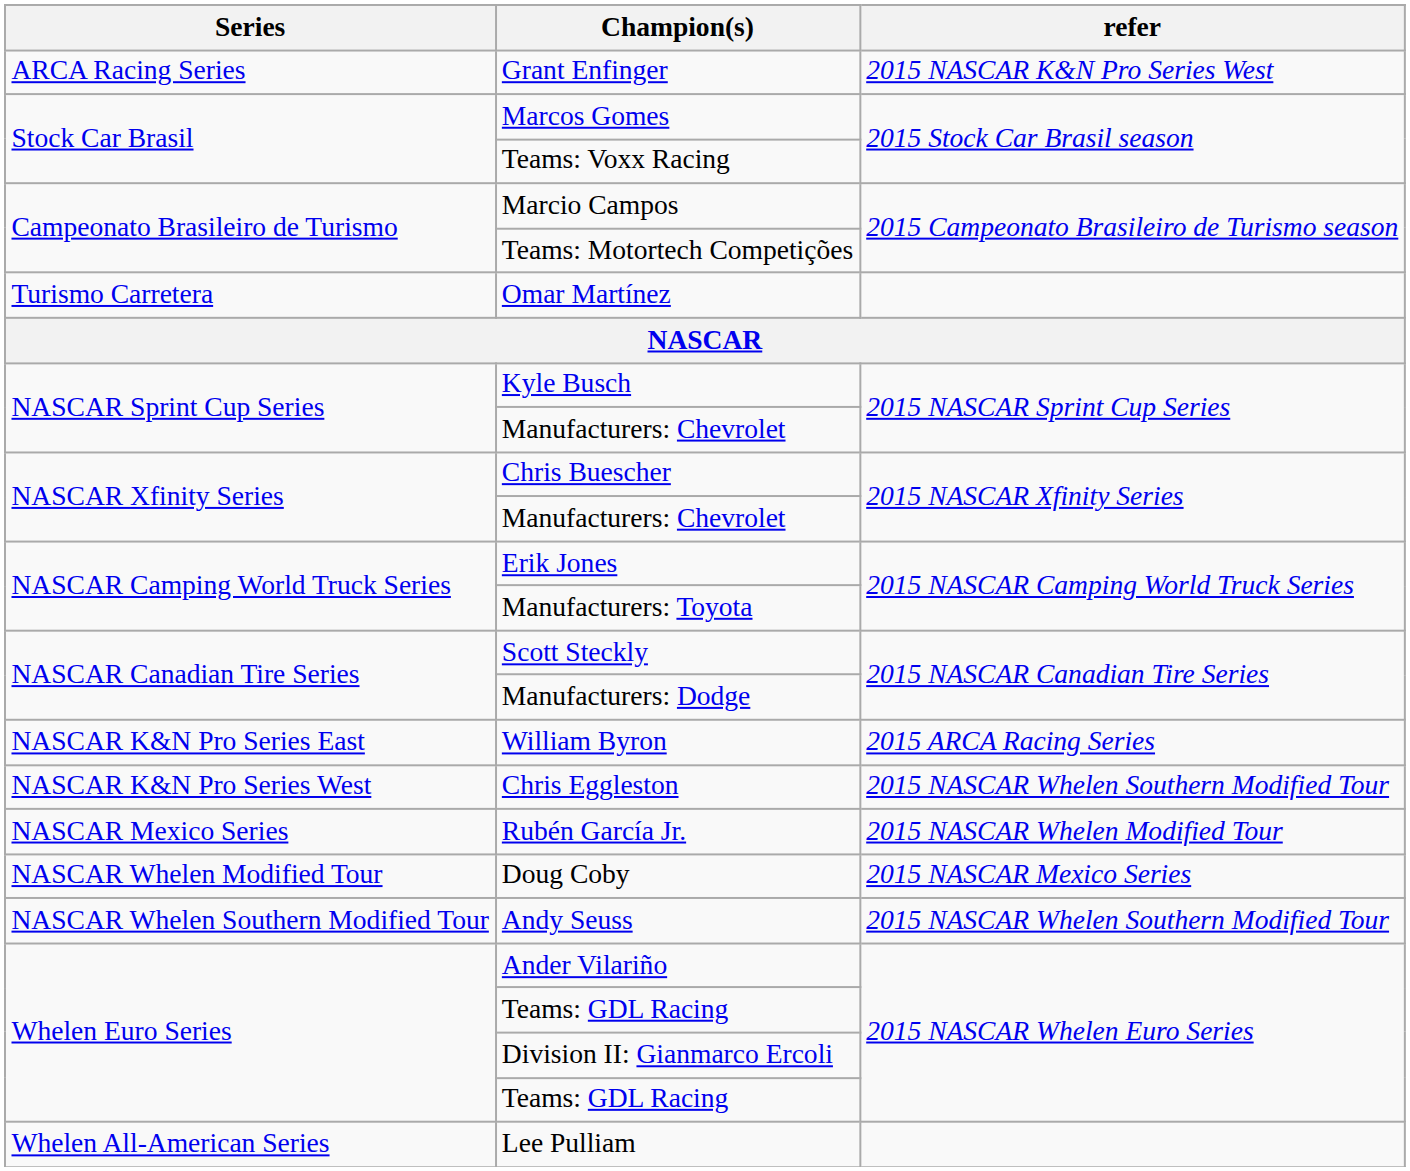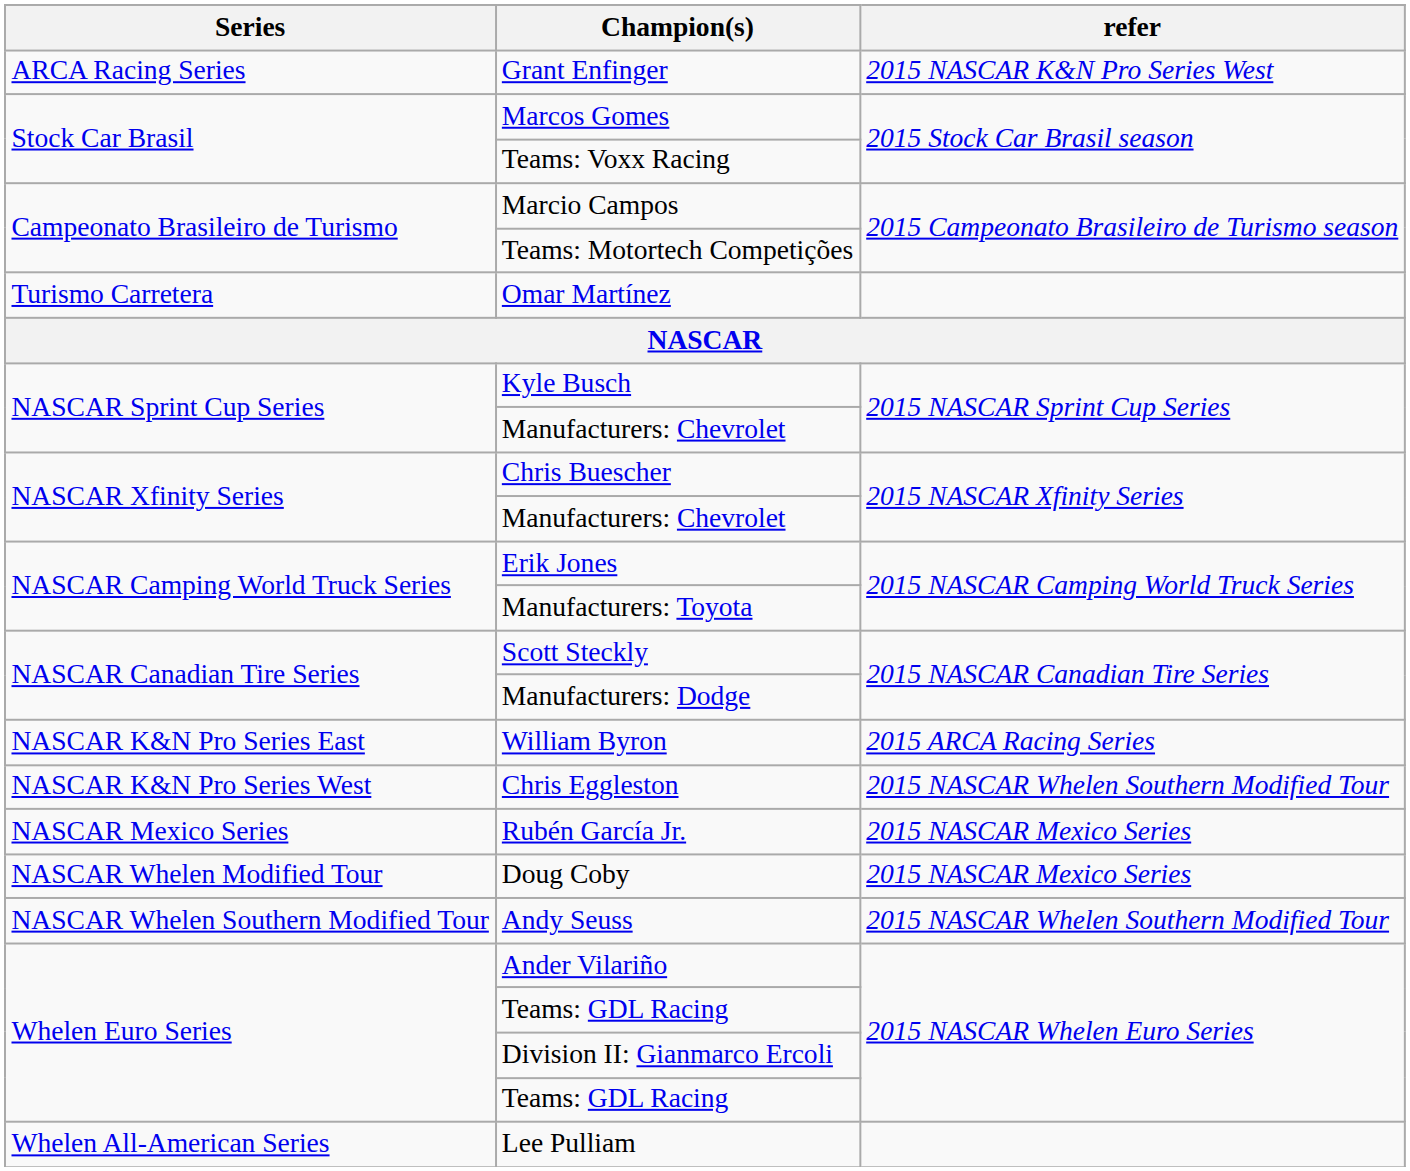(1074, 830) 2015 NASCAR Whelen Modified Tour -> (1029, 830) 2015 NASCAR Mexico Series
